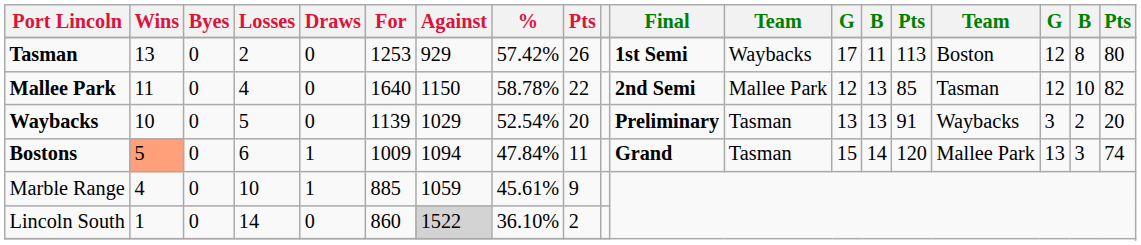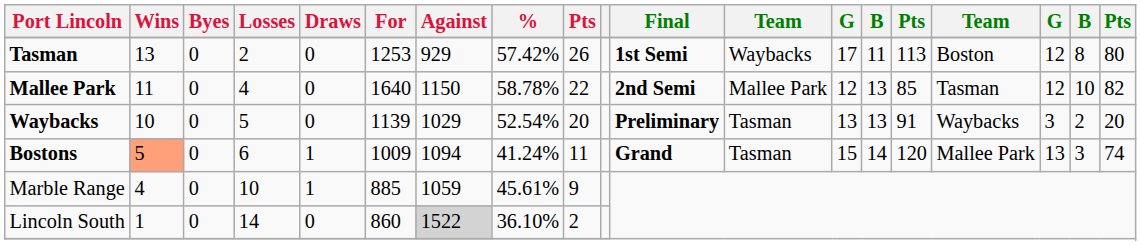(528, 154) 47.84% -> (528, 154) 41.24%
